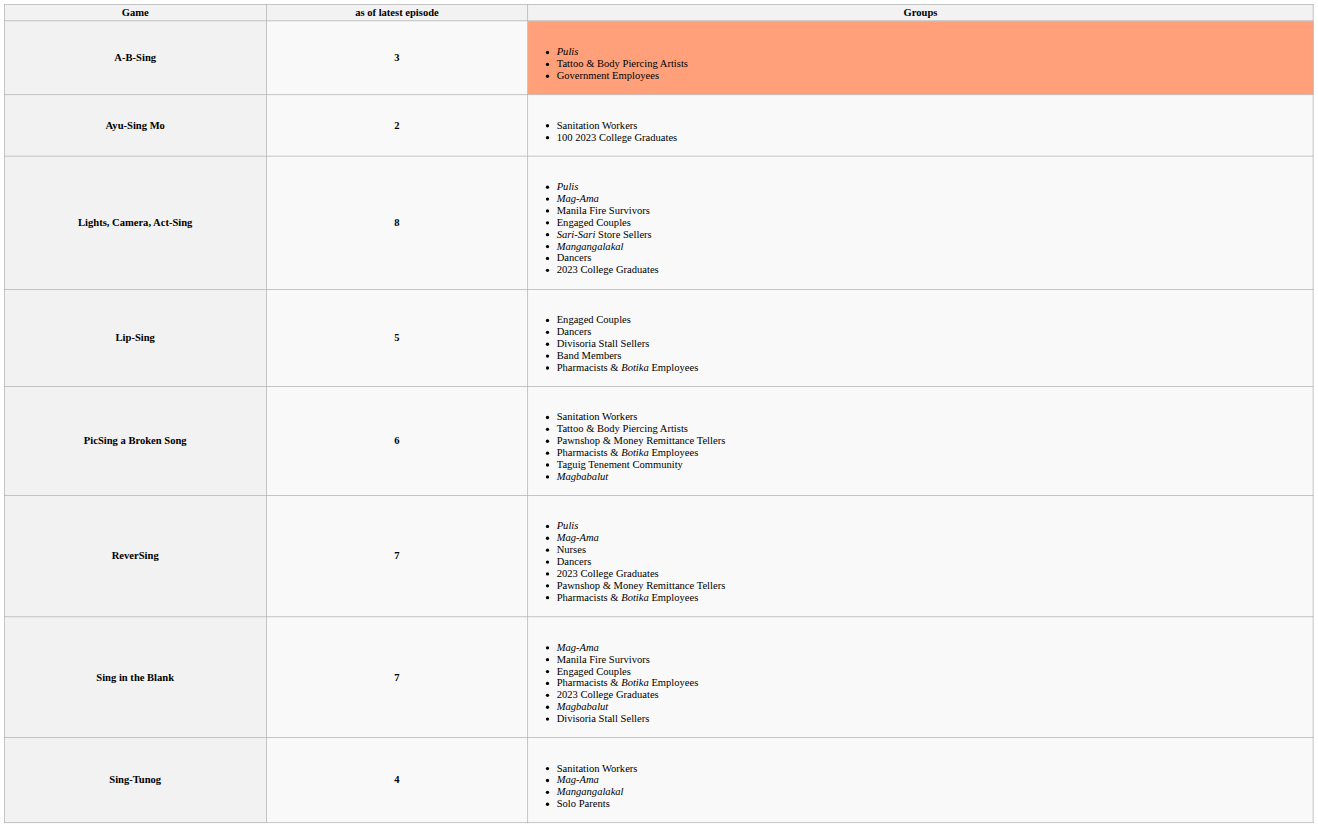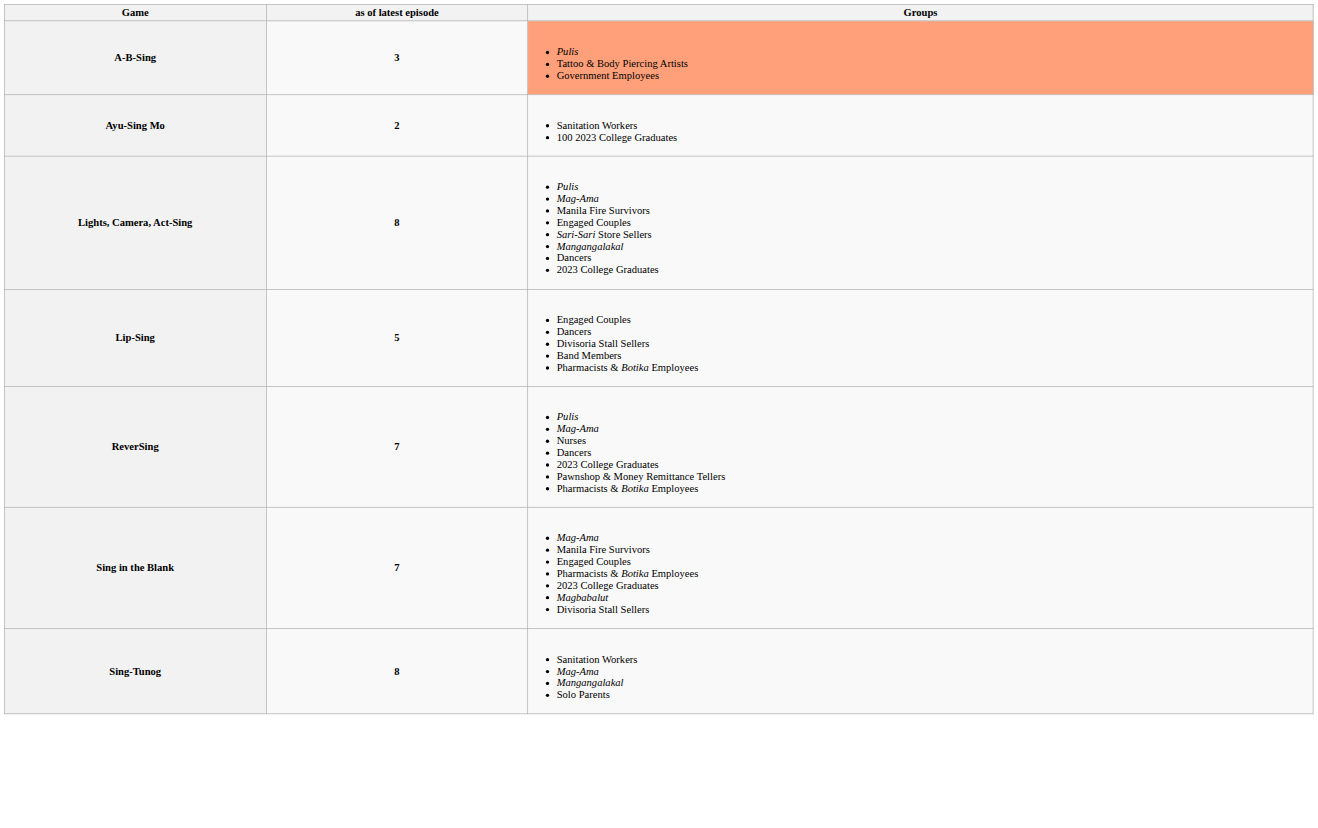- row: (135, 441)
(397, 780) 4 -> (397, 671) 8
